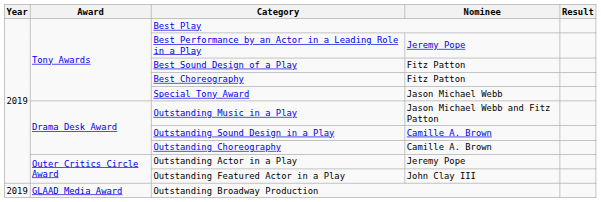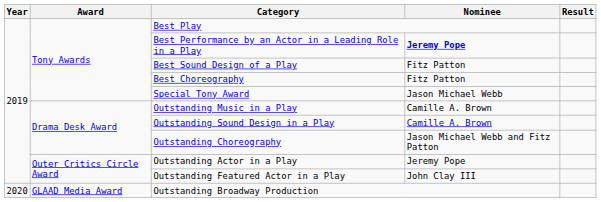(436, 45) normal -> (436, 45) bold
(479, 113) Jason Michael Webb and Fitz Patton -> (449, 108) Camille A. Brown
(449, 147) Camille A. Brown -> (479, 142) Jason Michael Webb and Fitz Patton
(17, 190) 2019 -> (17, 190) 2020
